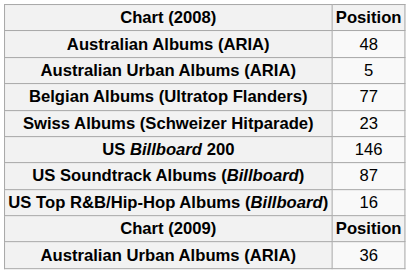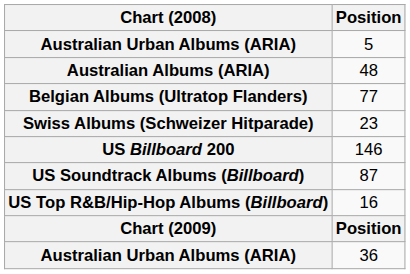rows swapped: (369, 44) <-> (369, 70)
